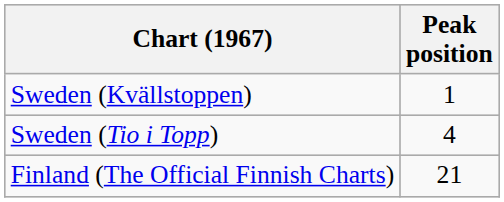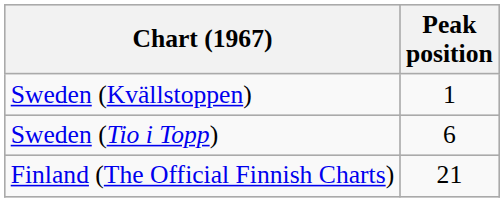(449, 134) 4 -> (449, 134) 6
